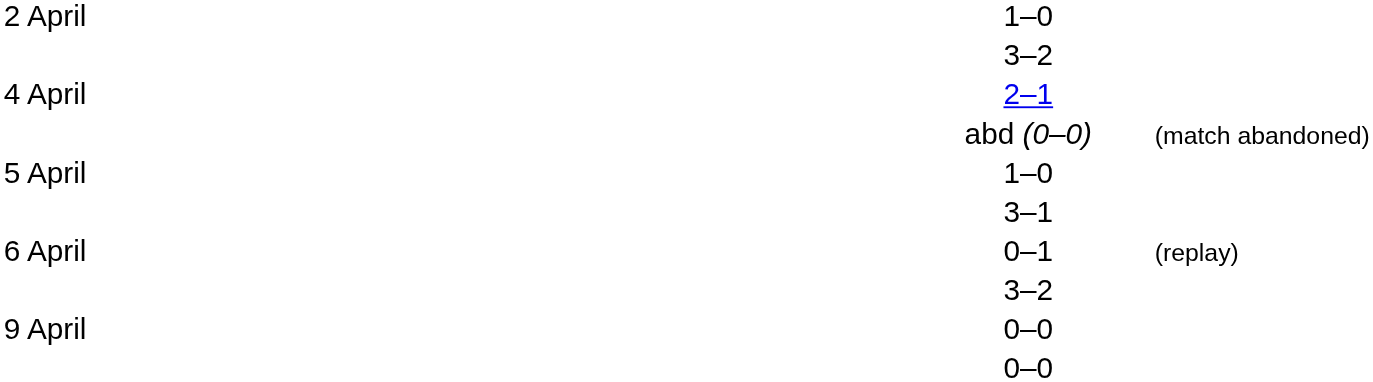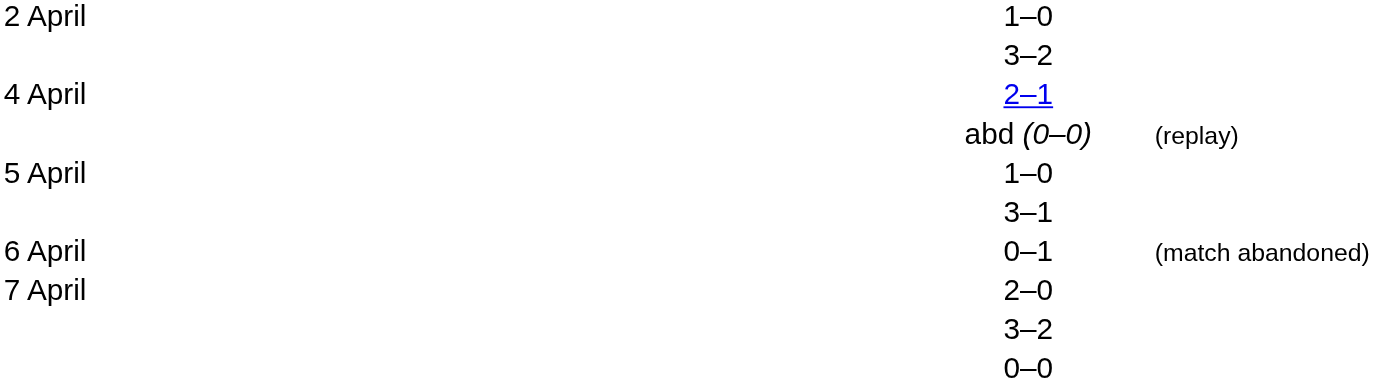(1262, 135) (match abandoned) -> (1197, 135) (replay)
(1197, 252) (replay) -> (1262, 252) (match abandoned)
+ row: (45, 290)
- row: (45, 329)
